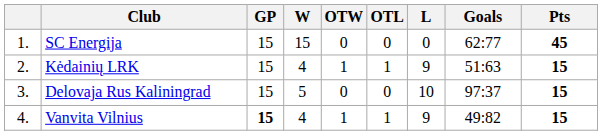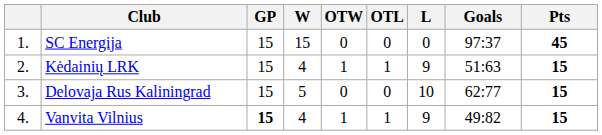(483, 42) 62:77 -> (483, 42) 97:37
(483, 92) 97:37 -> (483, 92) 62:77
